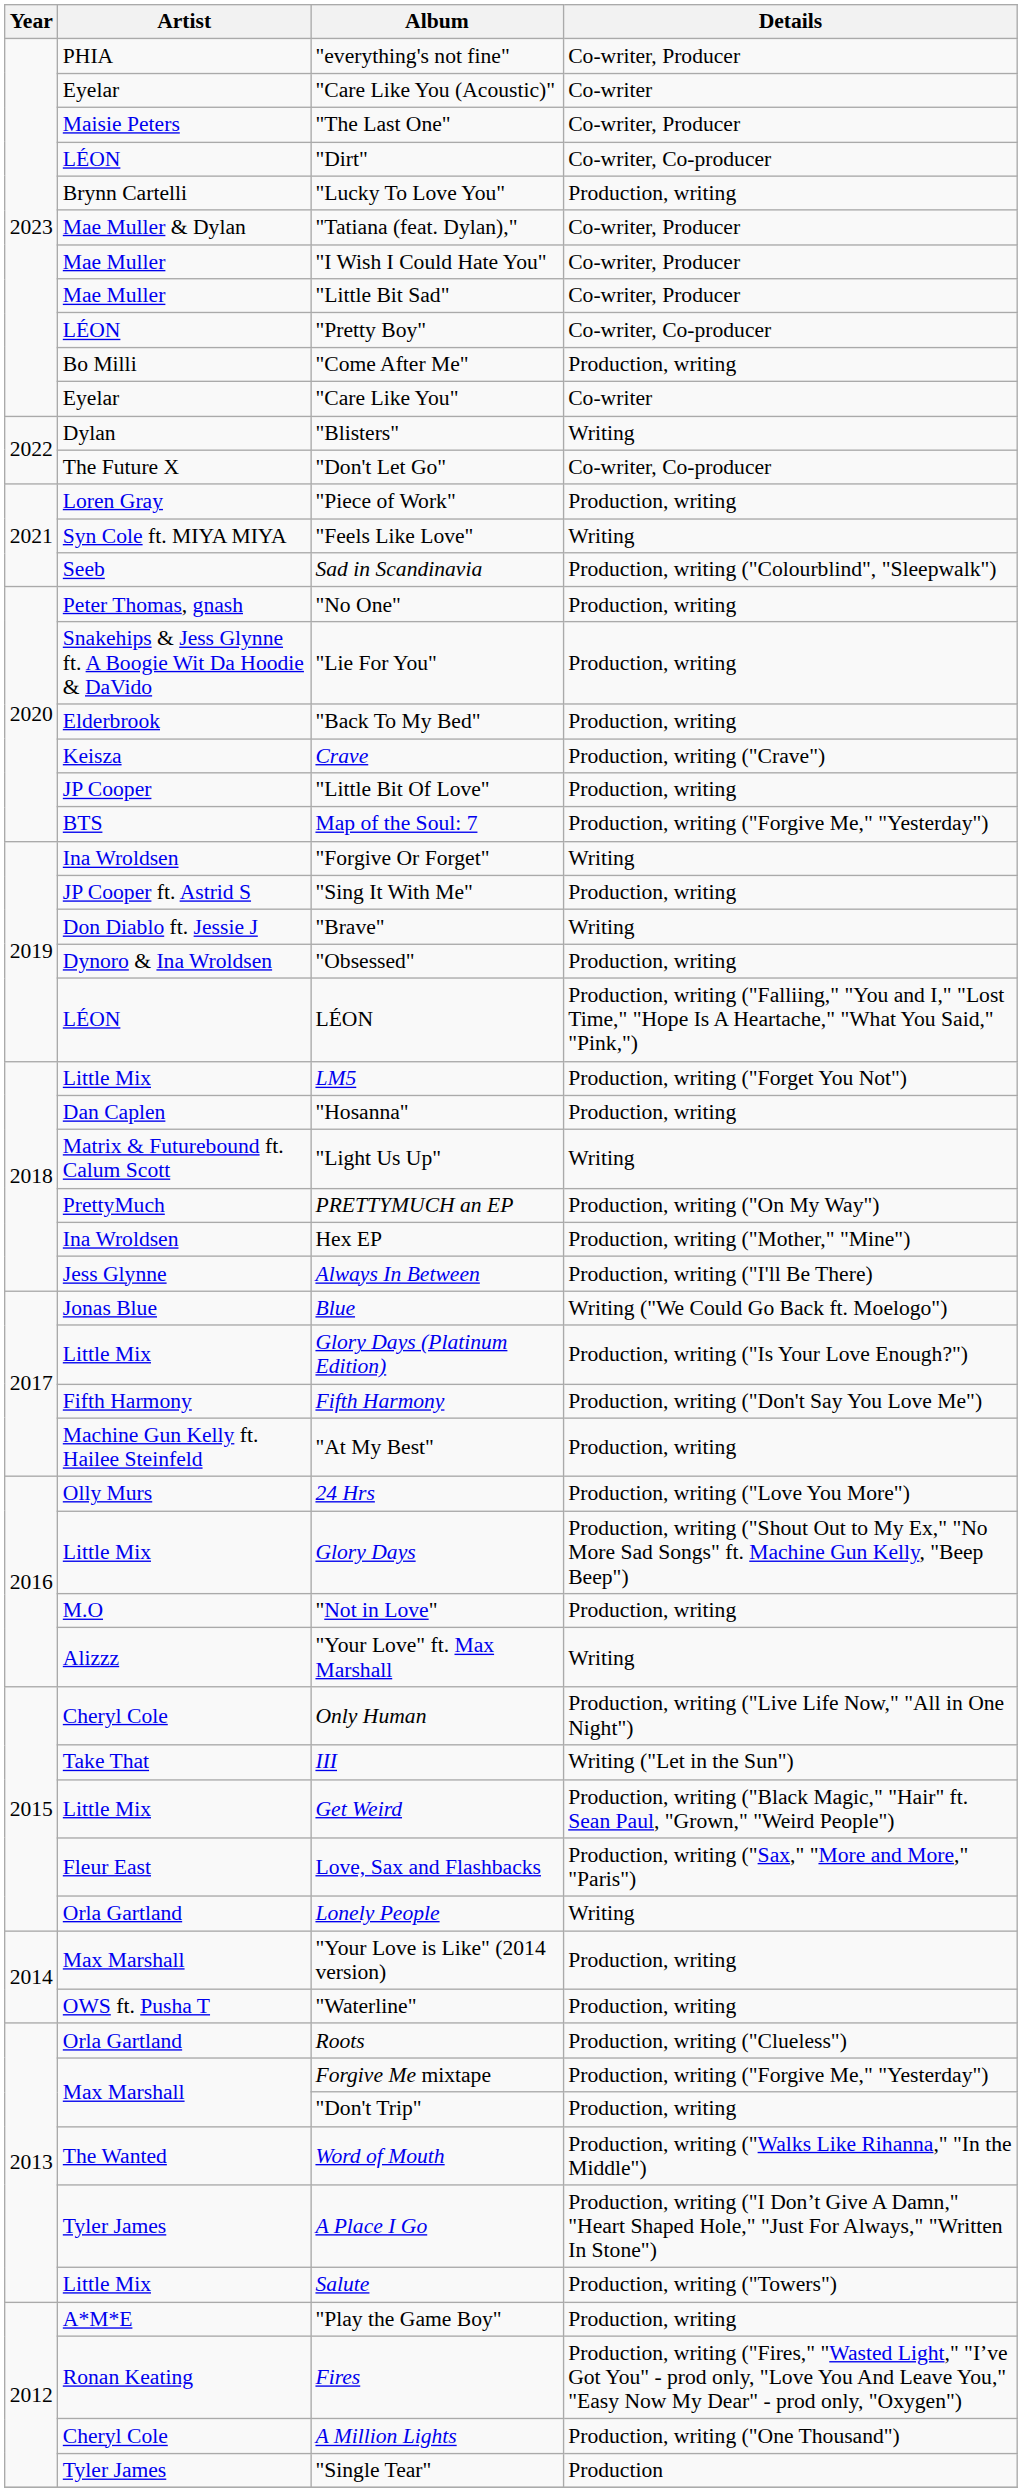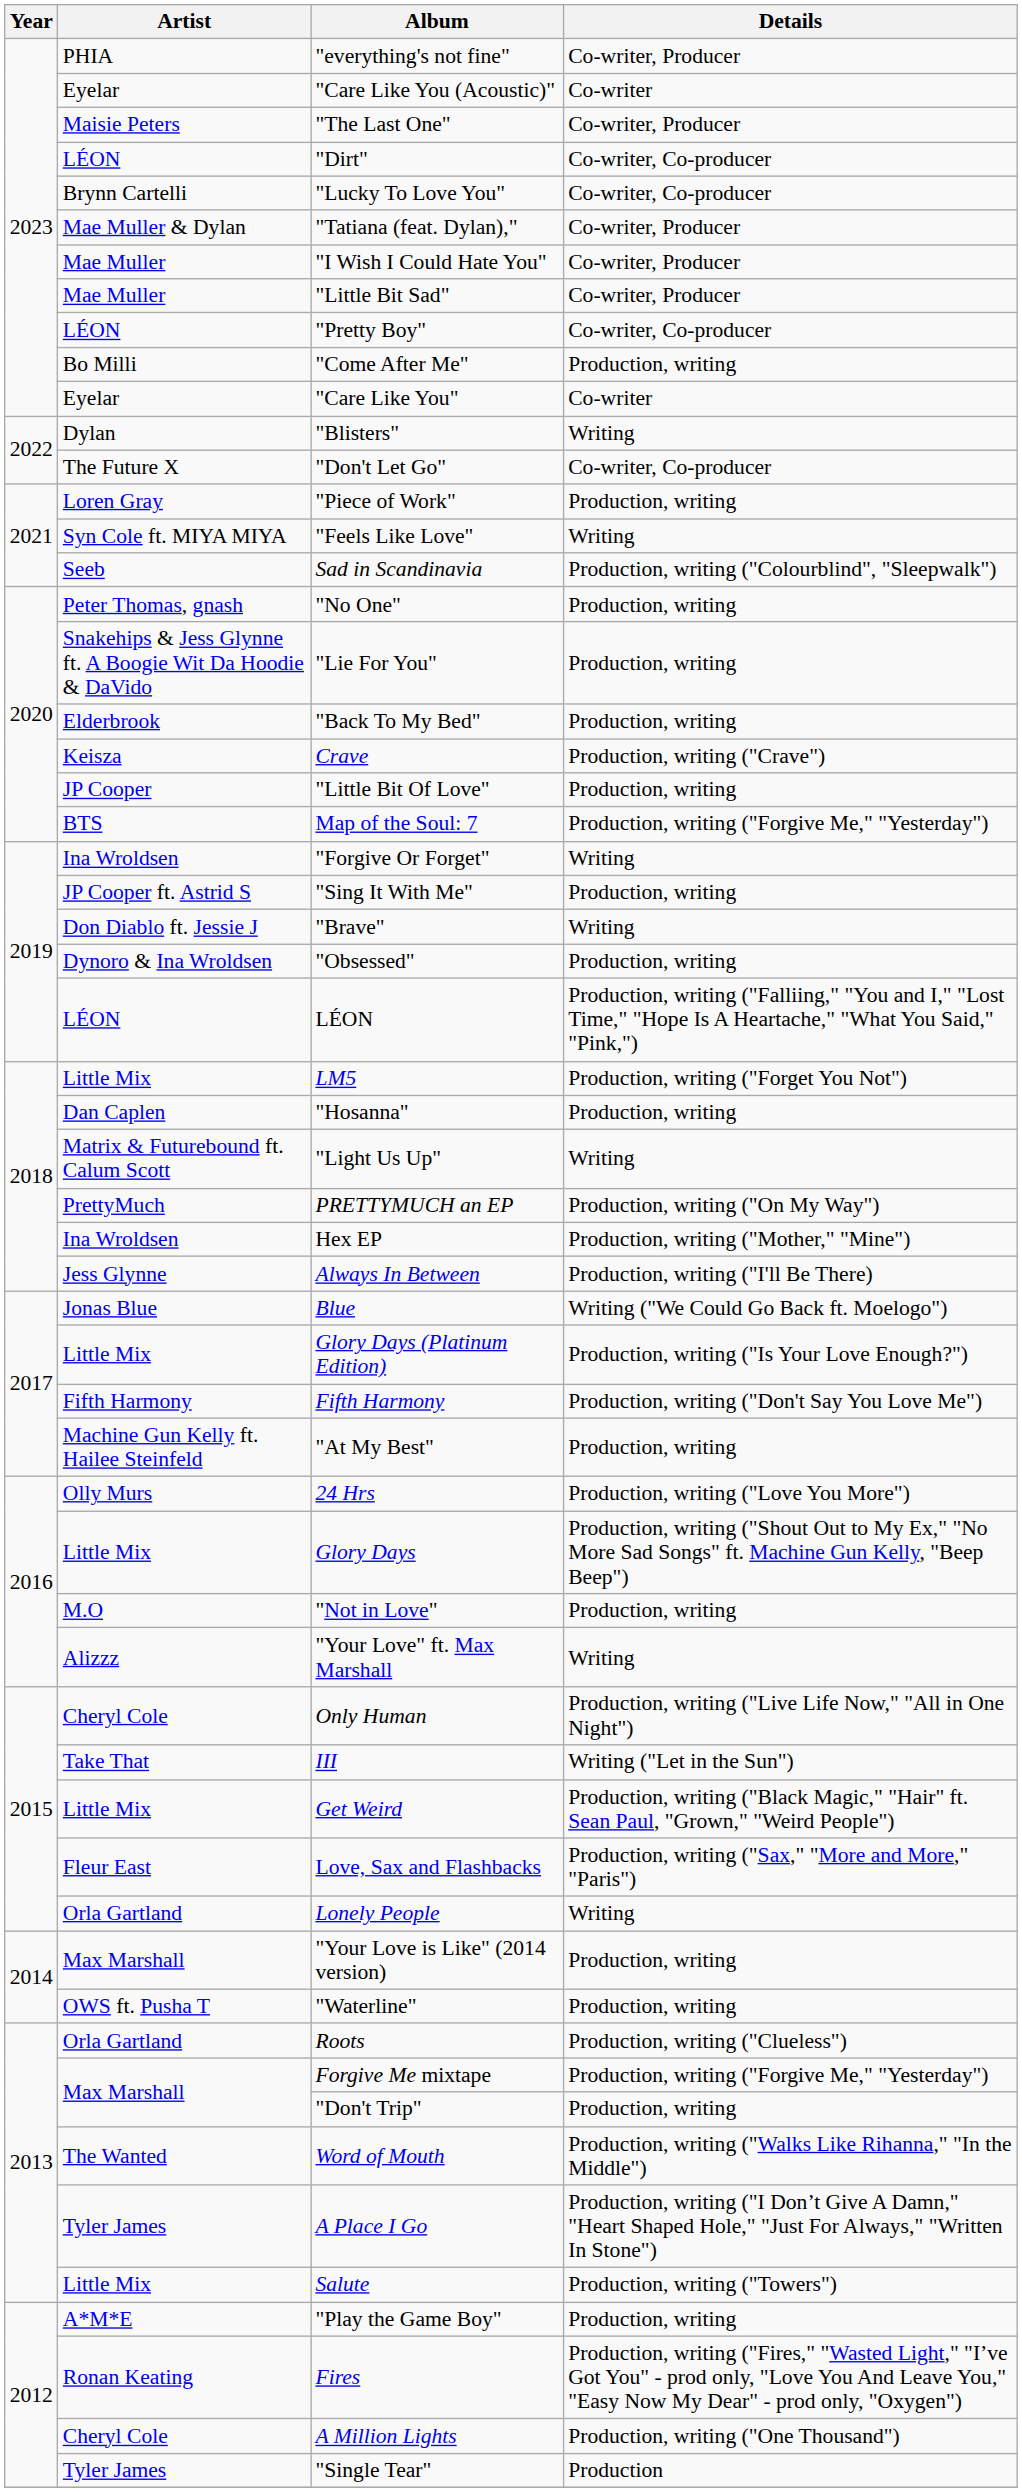(652, 192) Production, writing -> (670, 192) Co-writer, Co-producer
